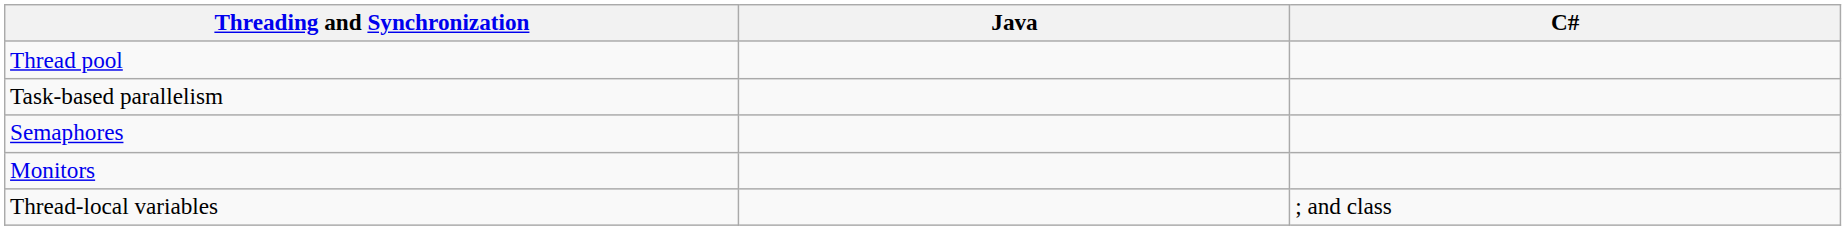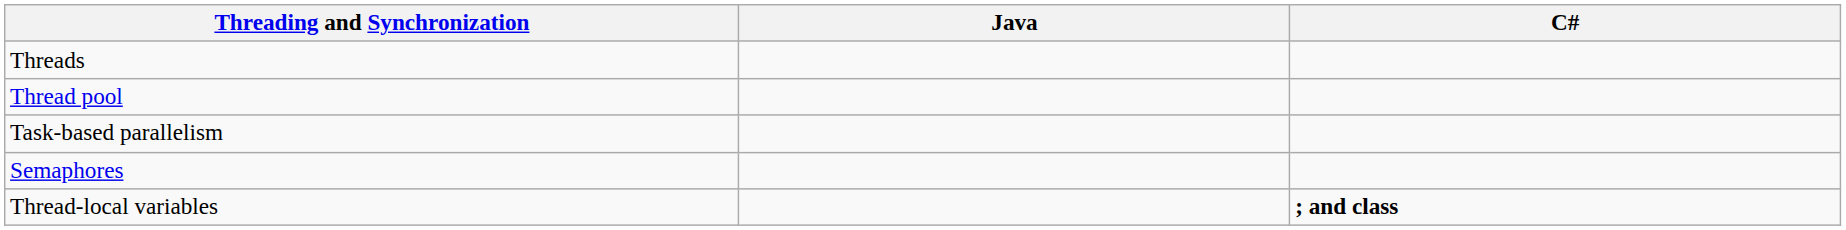+ row: (47, 59)
- row: (53, 170)
(1344, 206) normal -> (1347, 206) bold
